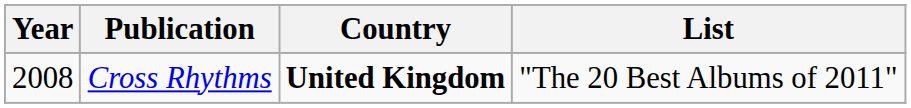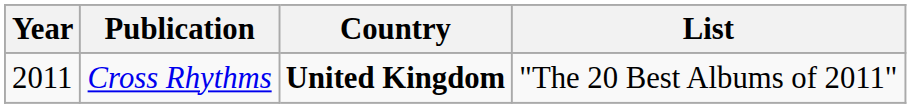(43, 77) 2008 -> (42, 77) 2011
